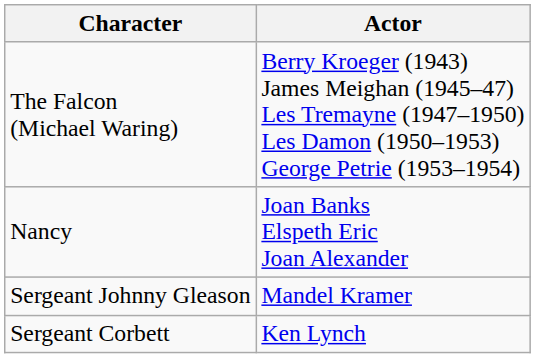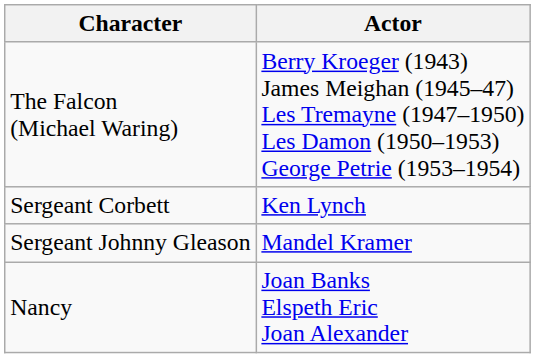rows swapped: (41, 231) <-> (90, 333)
